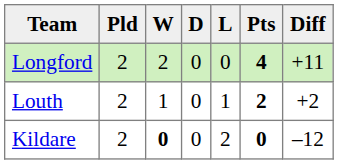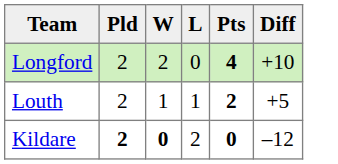- column: (196, 23)
(308, 62) +11 -> (278, 62) +10
(308, 100) +2 -> (278, 100) +5
(122, 139) normal -> (122, 139) bold
